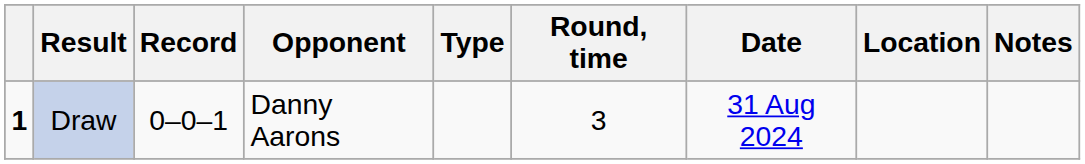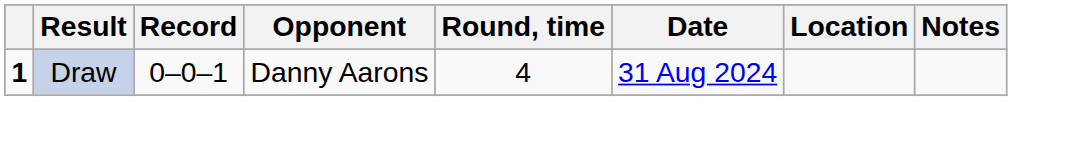- column: (472, 42)
(599, 119) 3 -> (523, 71) 4
